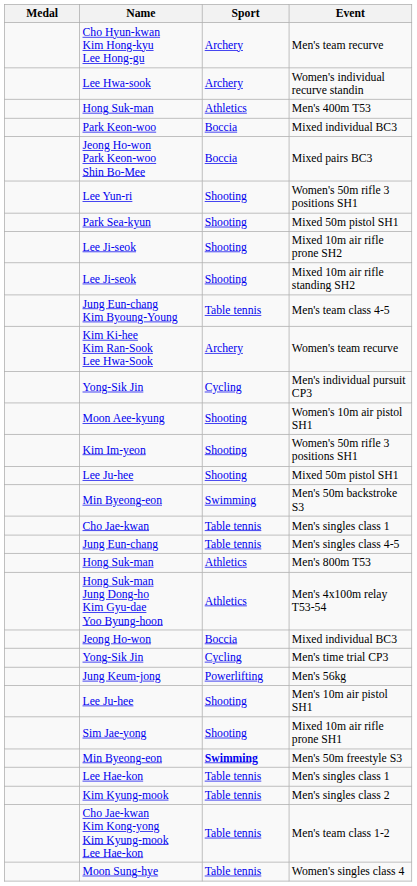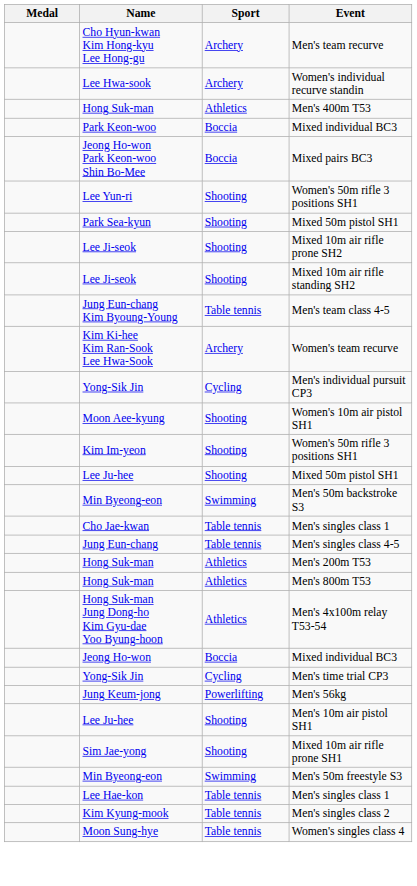+ row: (118, 562)
(231, 758) bold -> (230, 776) normal
- row: (126, 833)
